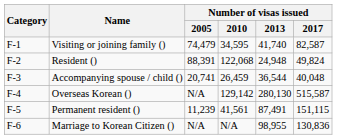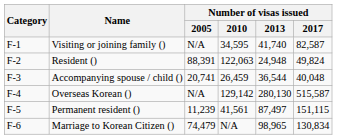(201, 45) 74,479 -> (196, 45) N/A
(237, 61) 122,068 -> (237, 61) 122,063
(272, 110) 87,491 -> (272, 110) 87,497
(196, 126) N/A -> (201, 126) 74,479
(272, 126) 98,955 -> (272, 126) 98,965
(313, 126) 130,836 -> (313, 126) 130,834
